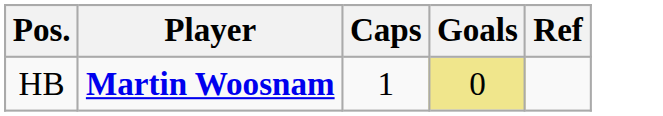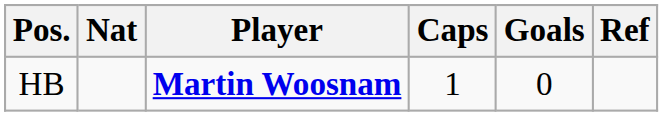+ column: (112, 30)
(477, 83) khaki background -> (544, 83) no background
